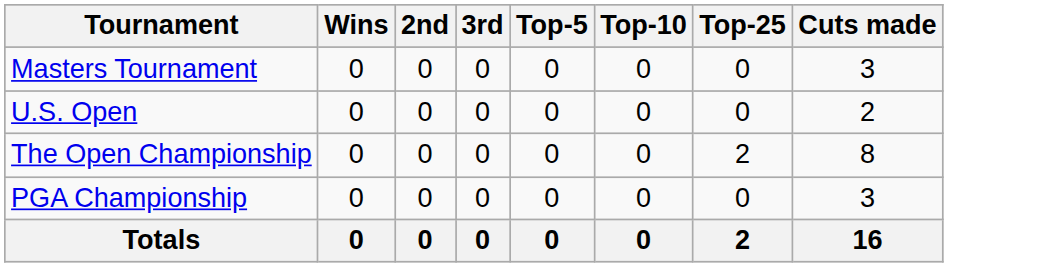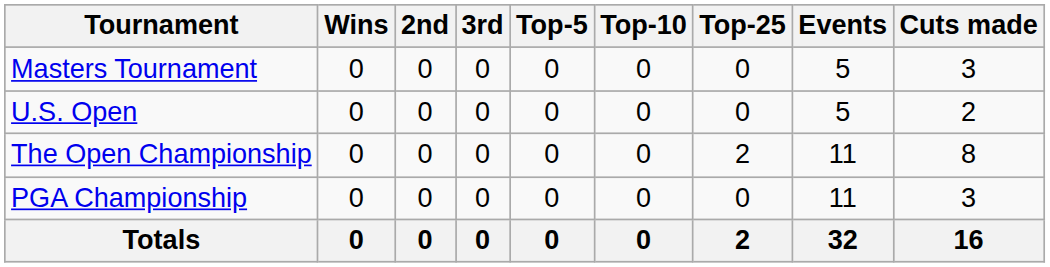+ column: (843, 25)
